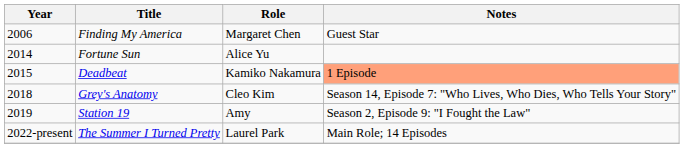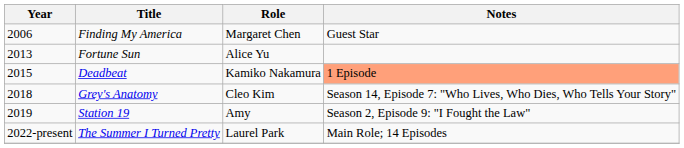(20, 53) 2014 -> (20, 53) 2013
